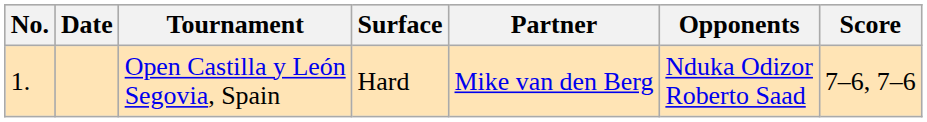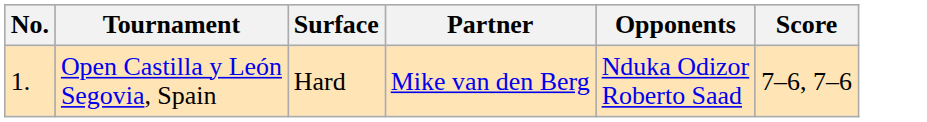- column: (87, 25)
